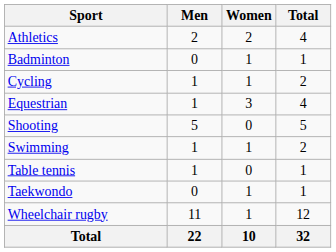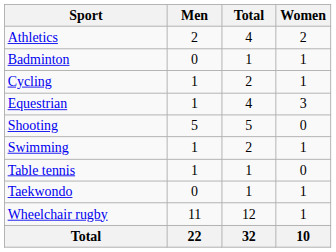columns swapped: (249, 15) <-> (303, 15)
